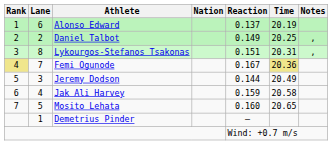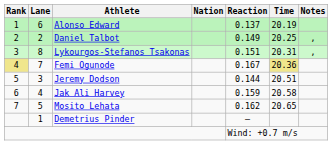(284, 79) 20.49 -> (284, 79) 20.51
(248, 106) 0.160 -> (248, 106) 0.162
